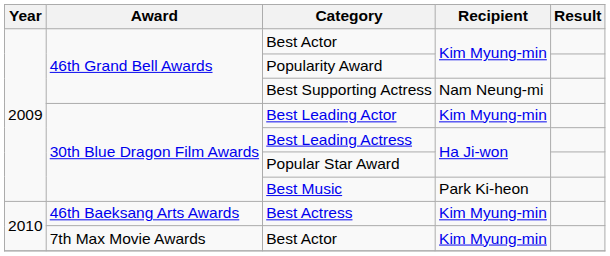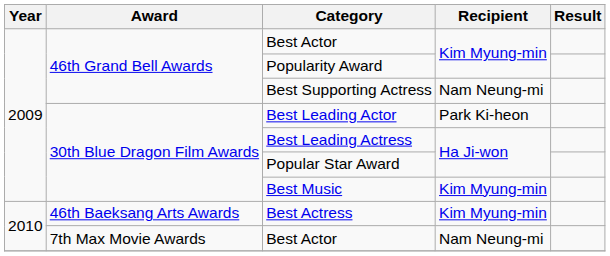(493, 115) Kim Myung-min -> (484, 115) Park Ki-heon
(484, 189) Park Ki-heon -> (493, 189) Kim Myung-min
(493, 238) Kim Myung-min -> (491, 238) Nam Neung-mi
